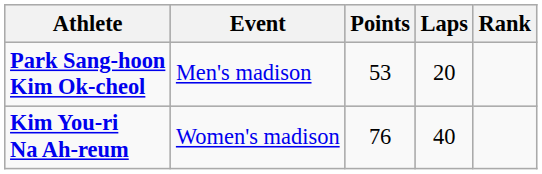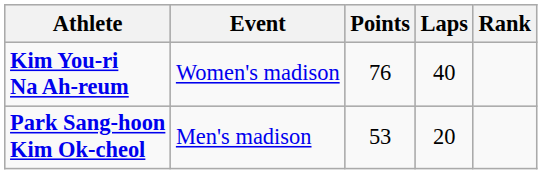rows swapped: (88, 73) <-> (69, 137)
